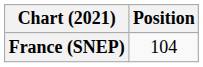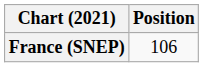(164, 47) 104 -> (164, 47) 106
